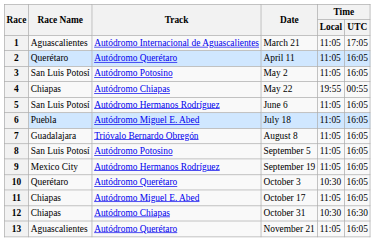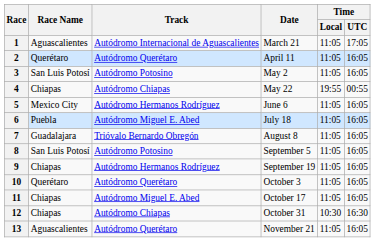(60, 104) San Luis Potosí -> (54, 104) Mexico City
(54, 166) Mexico City -> (46, 166) Chiapas
(330, 182) 10:30 -> (330, 182) 11:05
